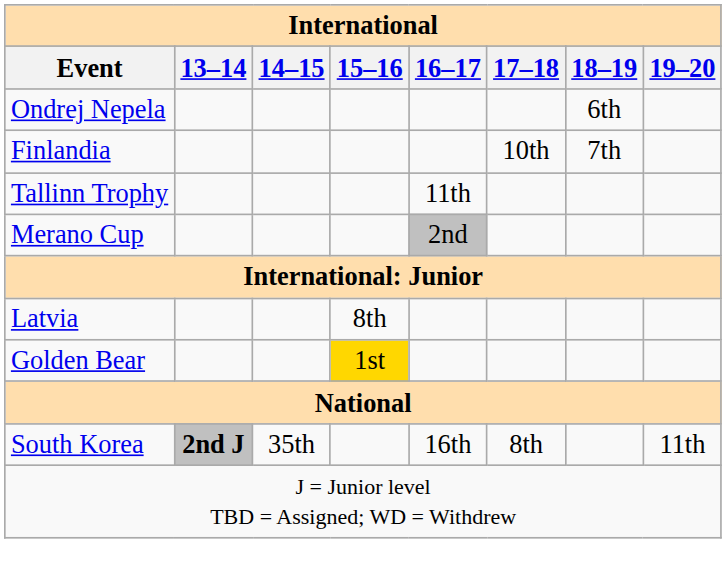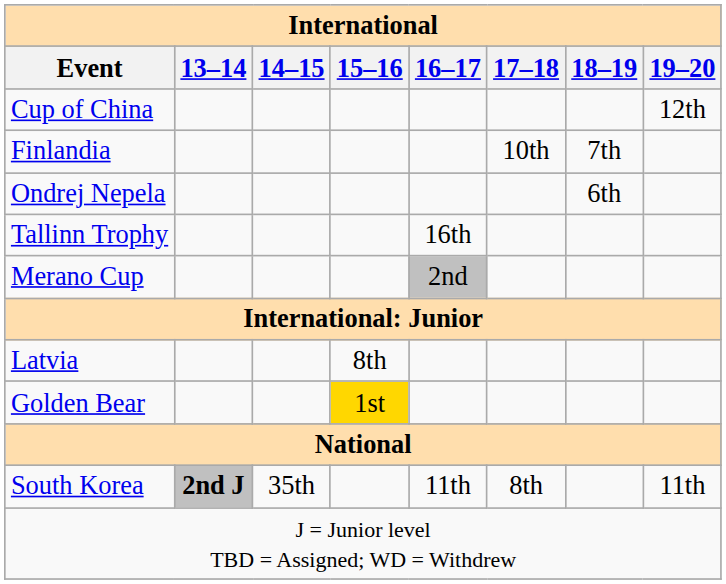+ row: (82, 109)
rows swapped: (61, 151) <-> (88, 109)
(448, 192) 11th -> (448, 234) 16th
(448, 444) 16th -> (448, 485) 11th
